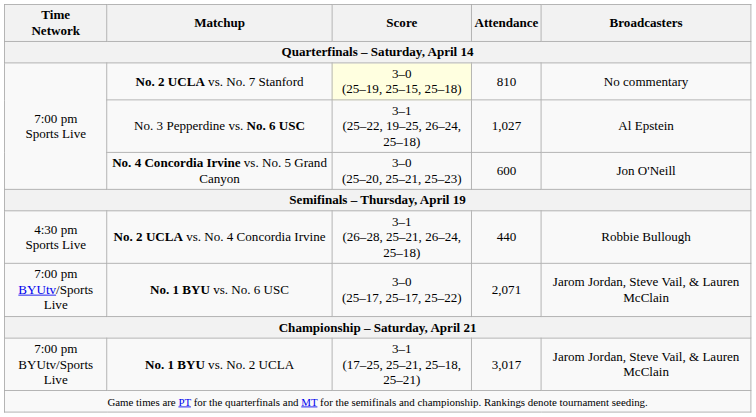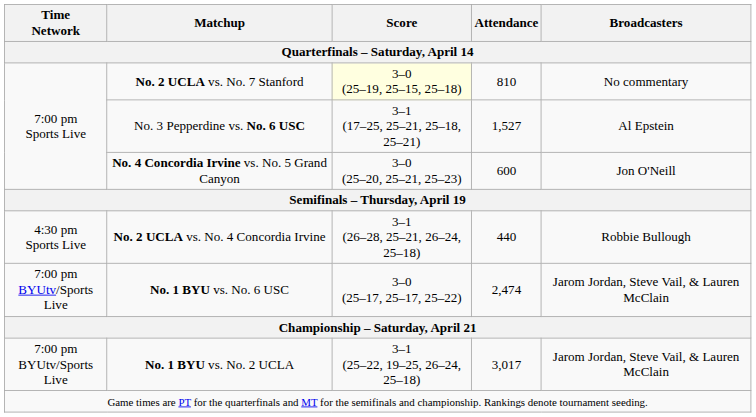(402, 126) 3–1 (25–22, 19–25, 26–24, 25–18) -> (402, 126) 3–1 (17–25, 25–21, 25–18, 25–21)
(506, 126) 1,027 -> (506, 126) 1,527
(506, 290) 2,071 -> (506, 290) 2,474
(402, 364) 3–1 (17–25, 25–21, 25–18, 25–21) -> (402, 364) 3–1 (25–22, 19–25, 26–24, 25–18)
